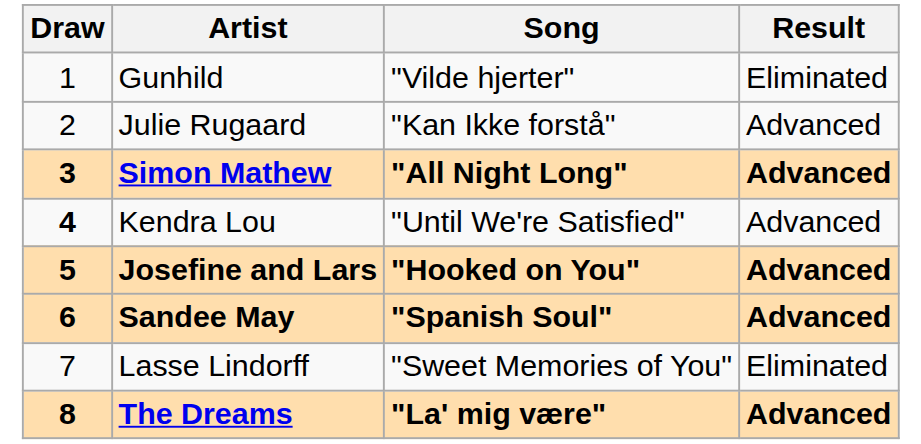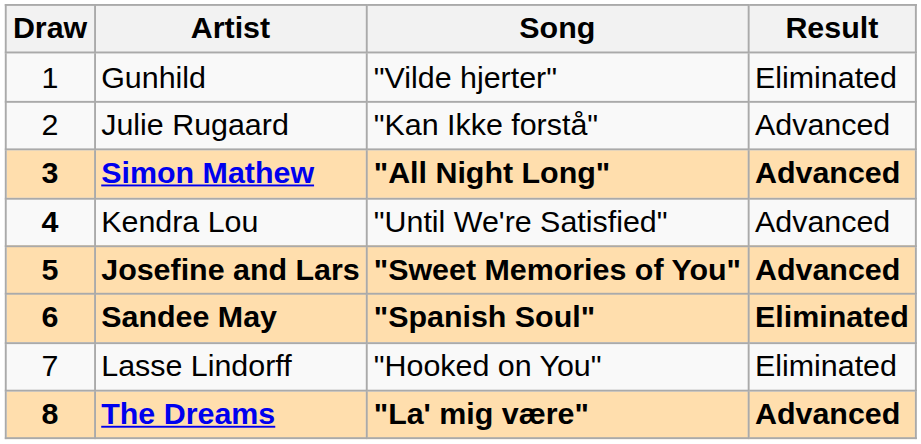(516, 269) "Hooked on You" -> (557, 269) "Sweet Memories of You"
(819, 317) Advanced -> (832, 317) Eliminated
(562, 366) "Sweet Memories of You" -> (488, 366) "Hooked on You"
